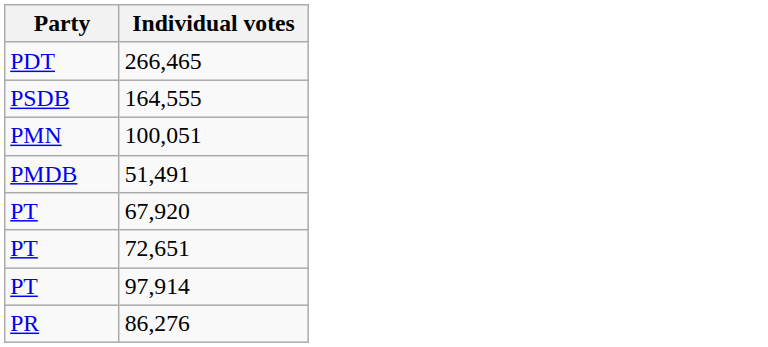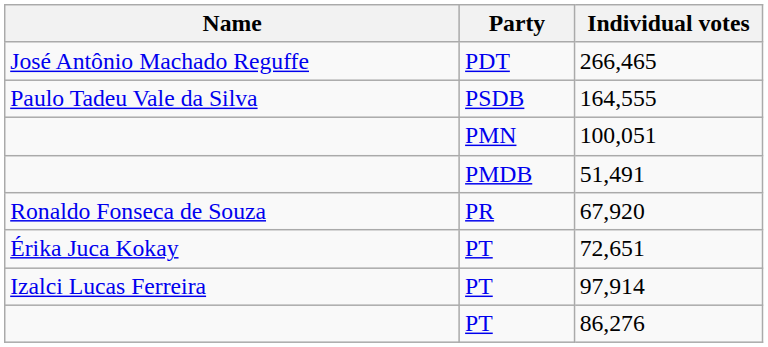+ column: (232, 23)
(24, 211) PT -> (480, 211) PR
(25, 323) PR -> (479, 323) PT
